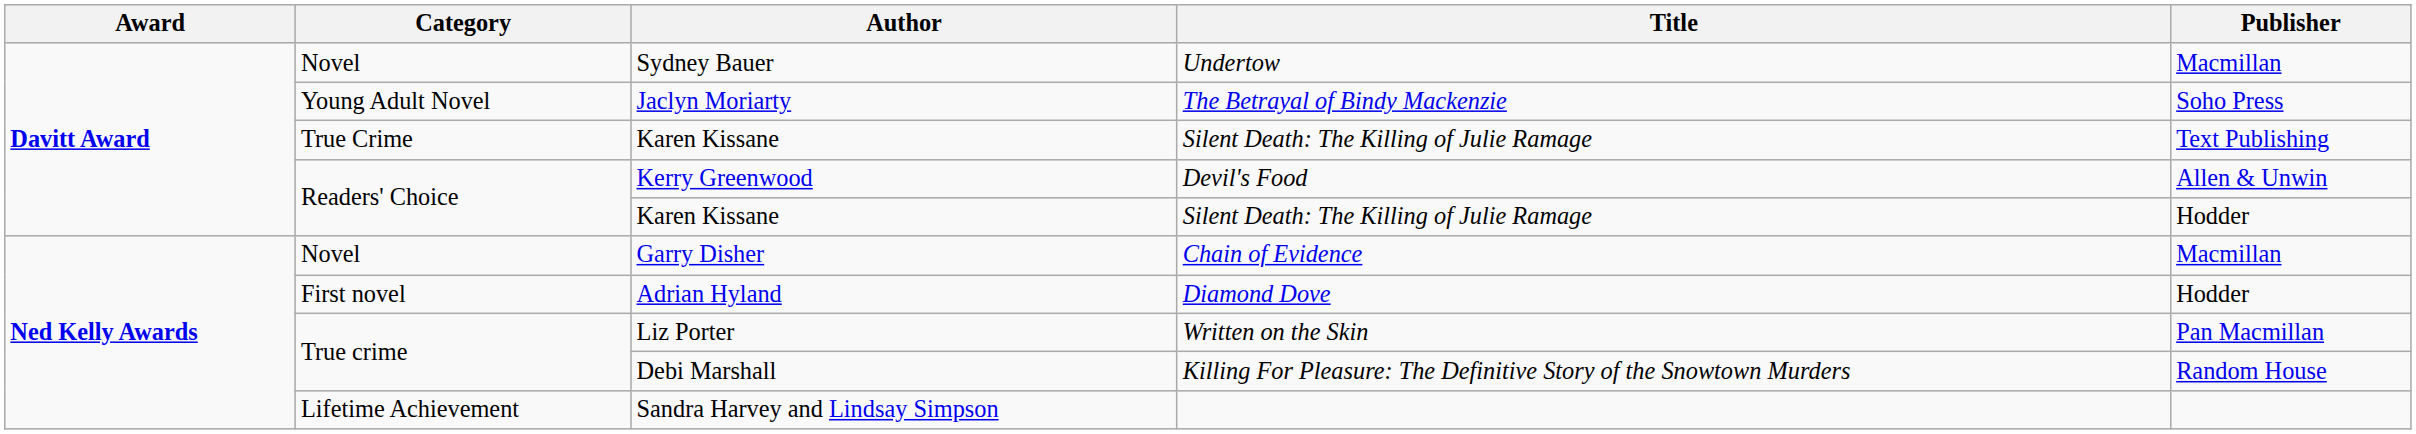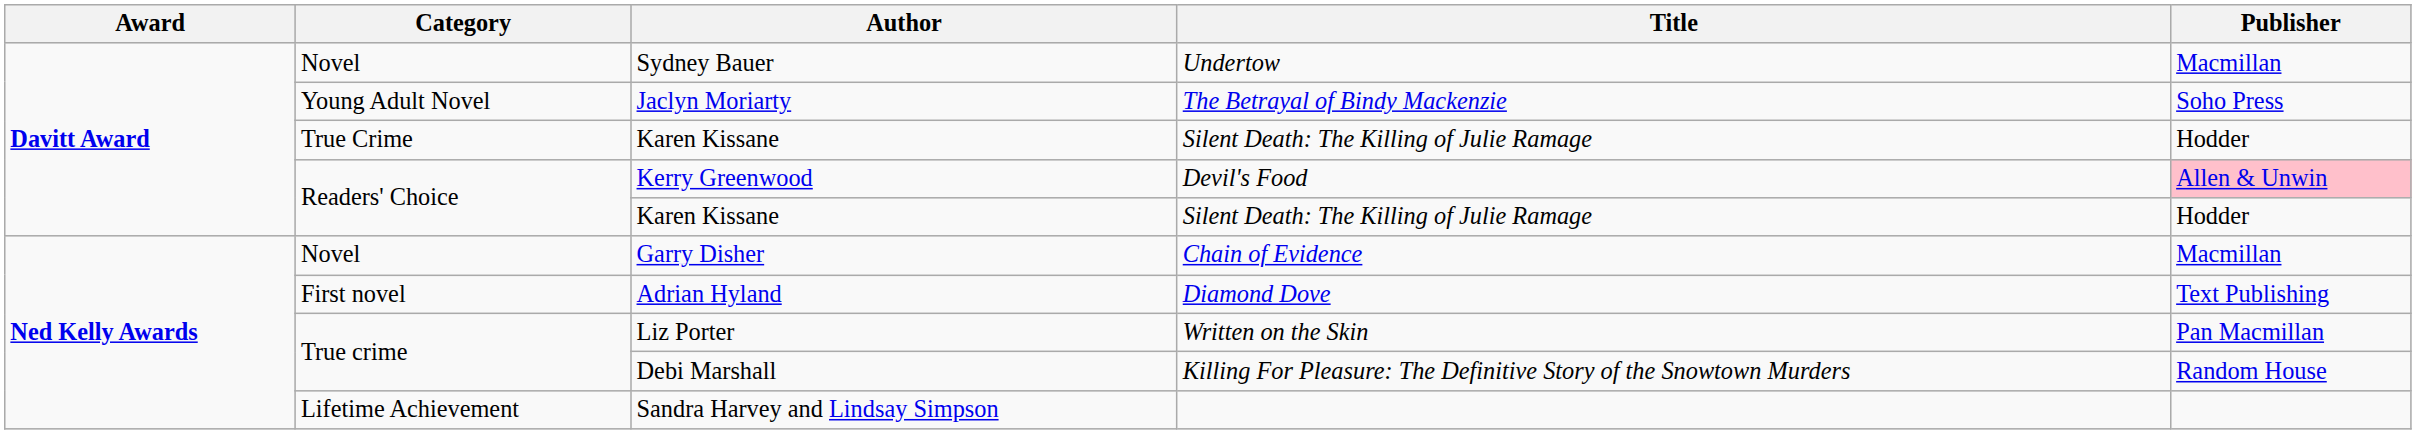(2253, 139) Text Publishing -> (2213, 139) Hodder
(2252, 178) no background -> (2252, 178) pink background
(2213, 293) Hodder -> (2253, 293) Text Publishing
